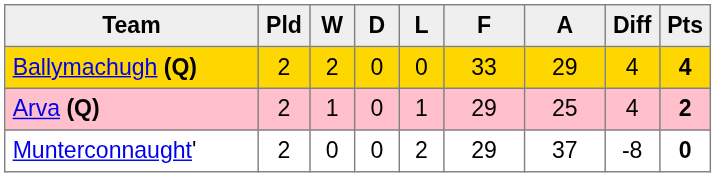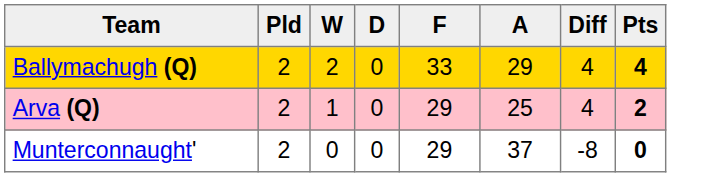- column: (421, 25)
